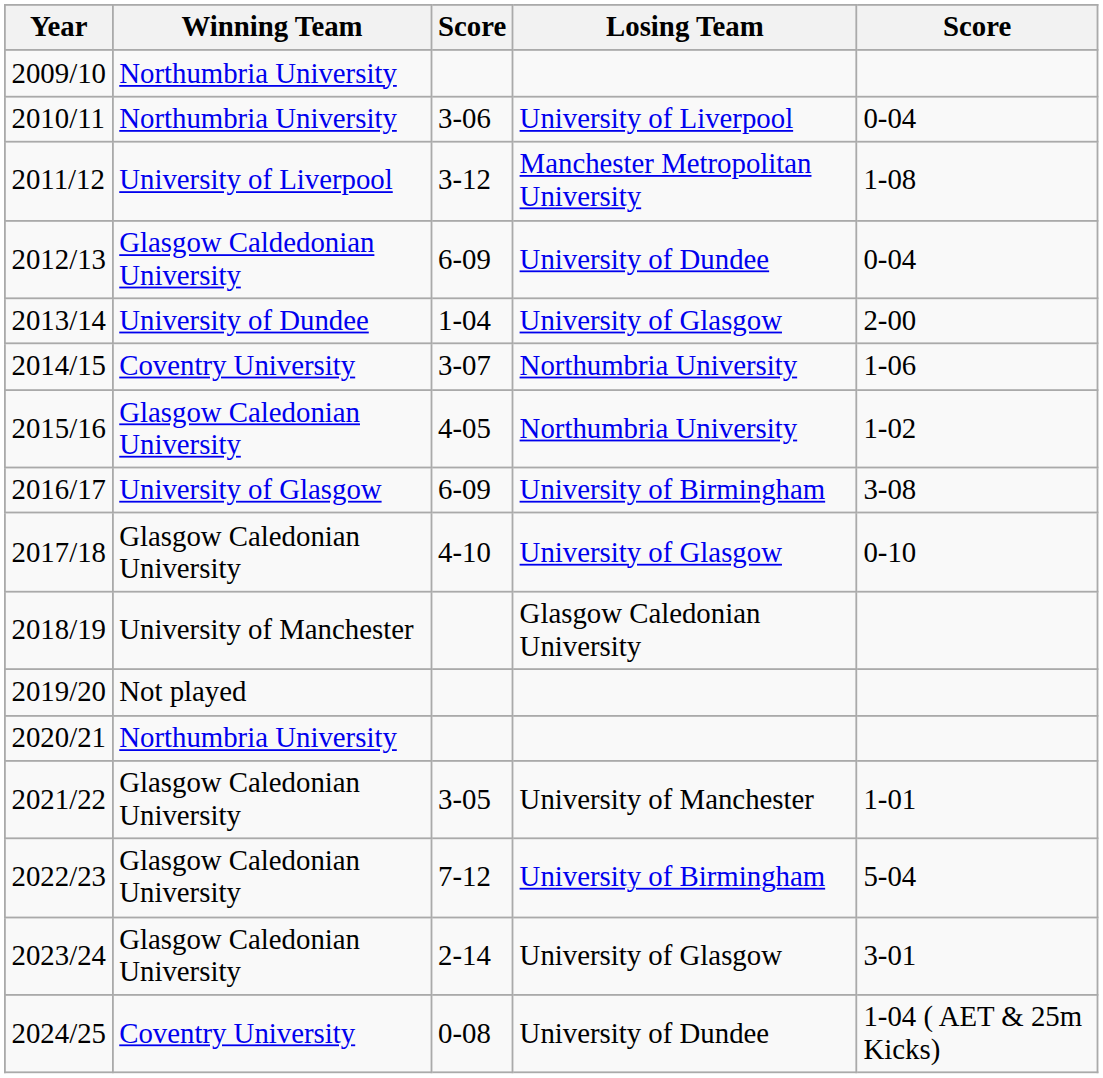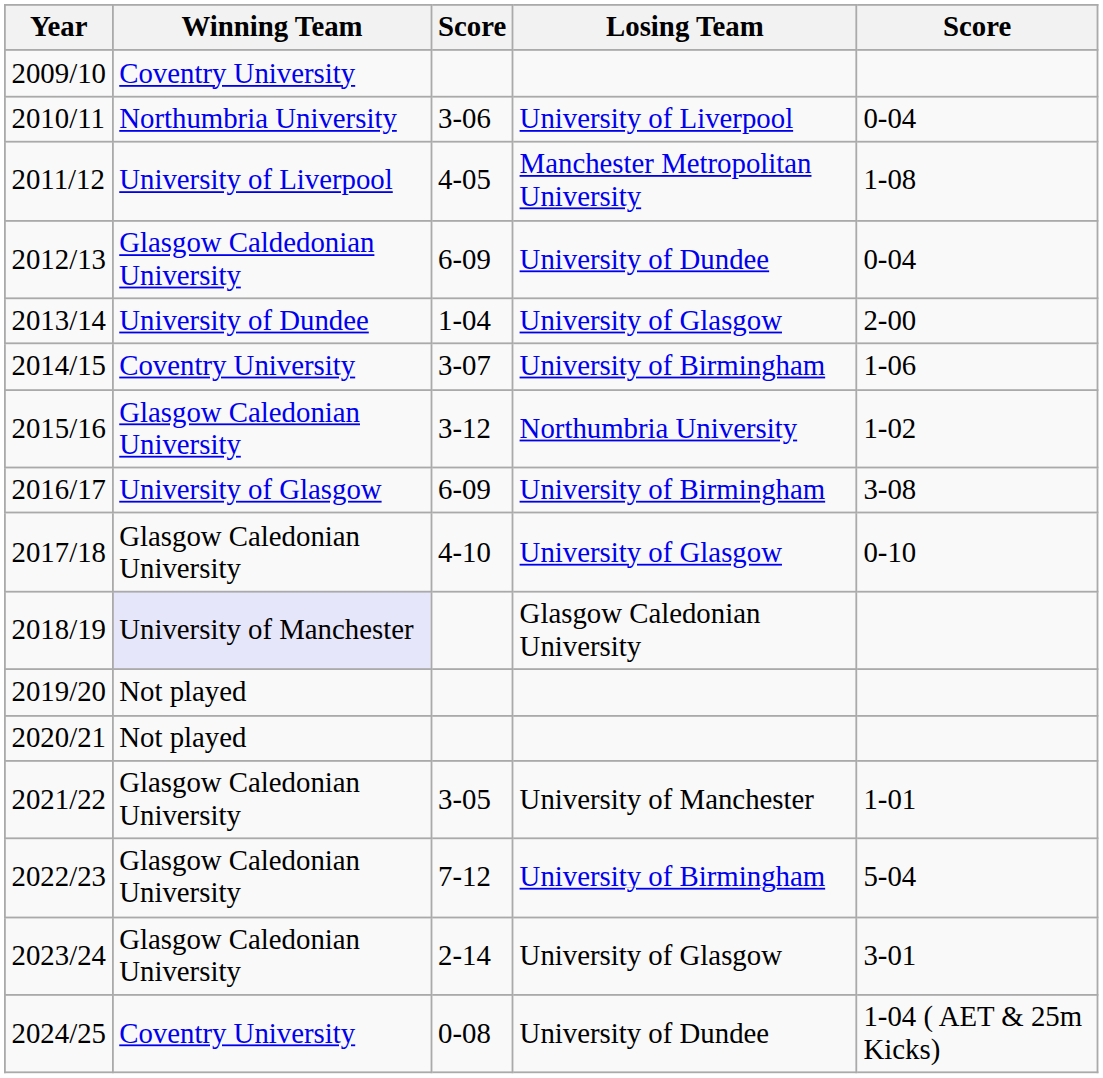(258, 73) Northumbria University -> (237, 73) Coventry University
(464, 180) 3-12 -> (464, 180) 4-05
(658, 366) Northumbria University -> (672, 366) University of Birmingham
(464, 428) 4-05 -> (464, 428) 3-12
(266, 629) no background -> (266, 629) lavender background
(258, 737) Northumbria University -> (183, 737) Not played
